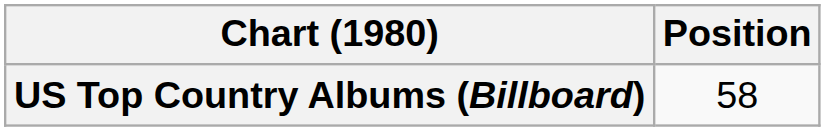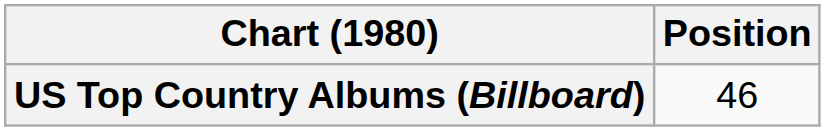(737, 94) 58 -> (737, 94) 46
